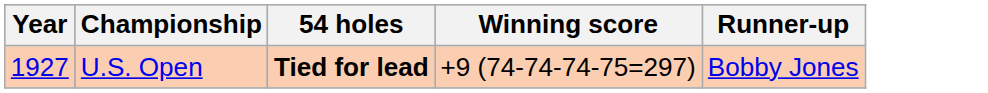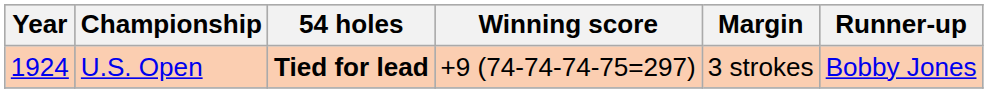+ column: (761, 25)
(40, 66) 1927 -> (40, 66) 1924
